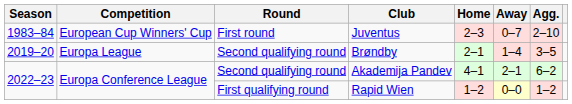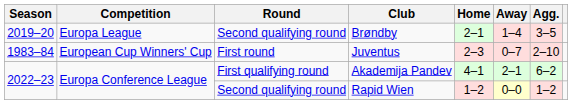rows swapped: (376, 33) <-> (374, 52)
(282, 71) Second qualifying round -> (273, 71) First qualifying round
(273, 90) First qualifying round -> (282, 90) Second qualifying round
